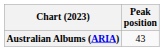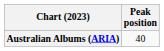(140, 38) 43 -> (140, 38) 40
